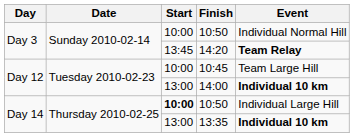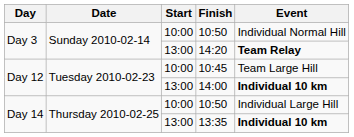(179, 50) 13:45 -> (179, 50) 13:00
(179, 104) bold -> (179, 104) normal
